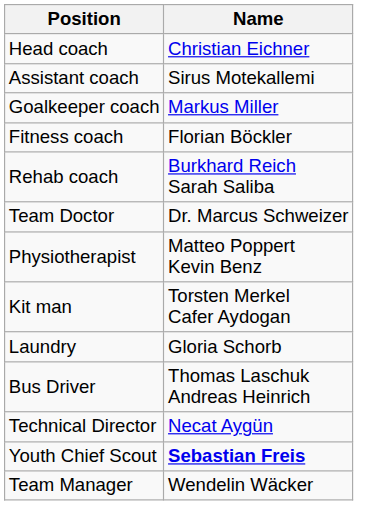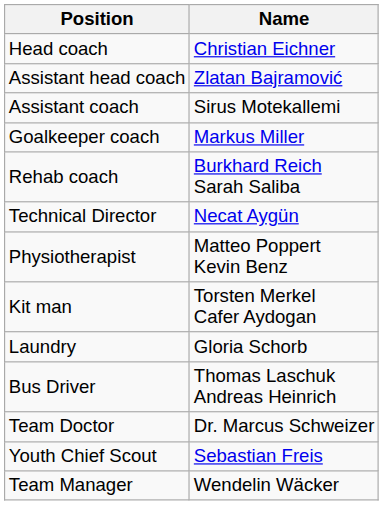+ row: (97, 78)
- row: (66, 136)
rows swapped: (61, 216) <-> (83, 426)
(237, 455) bold -> (258, 455) normal
